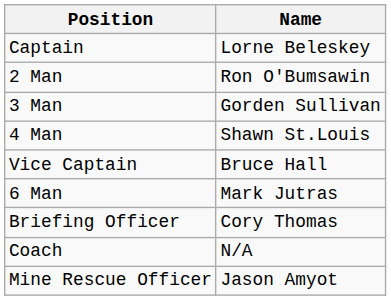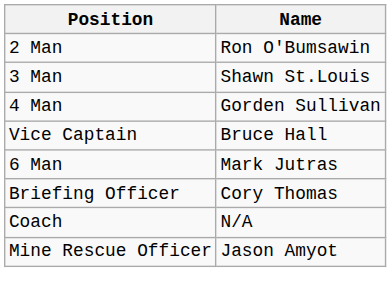- row: (46, 48)
(301, 106) Gorden Sullivan -> (295, 77) Shawn St.Louis
(295, 135) Shawn St.Louis -> (301, 106) Gorden Sullivan
